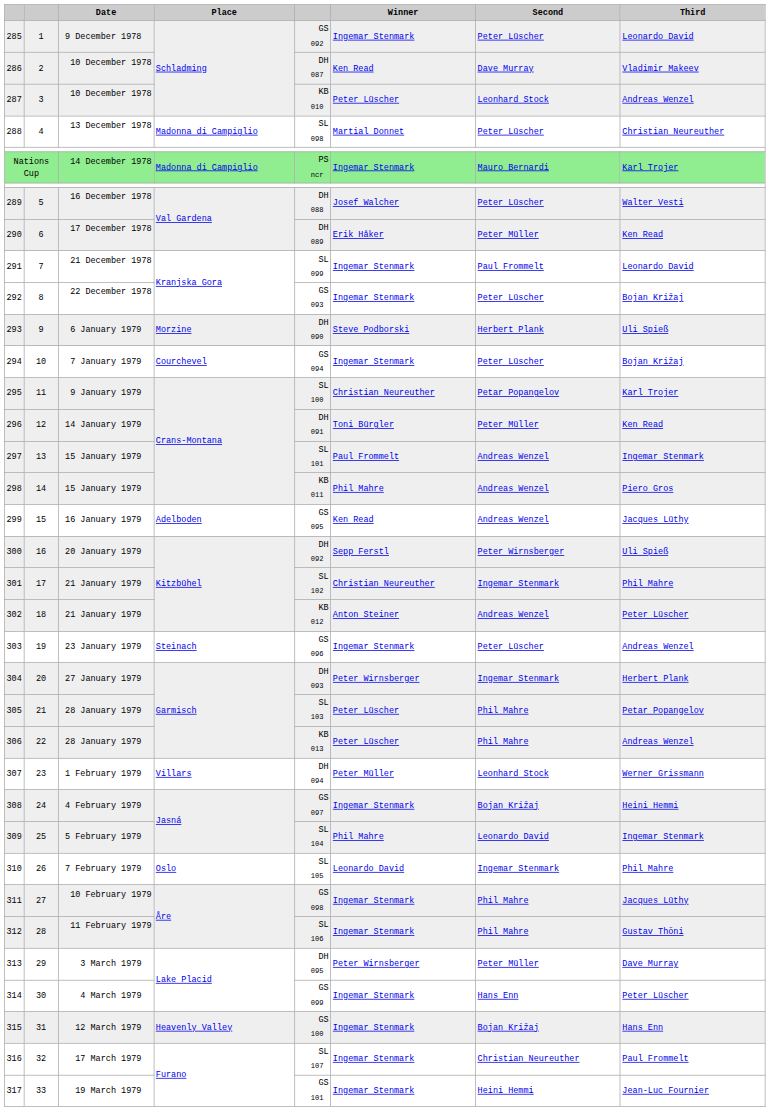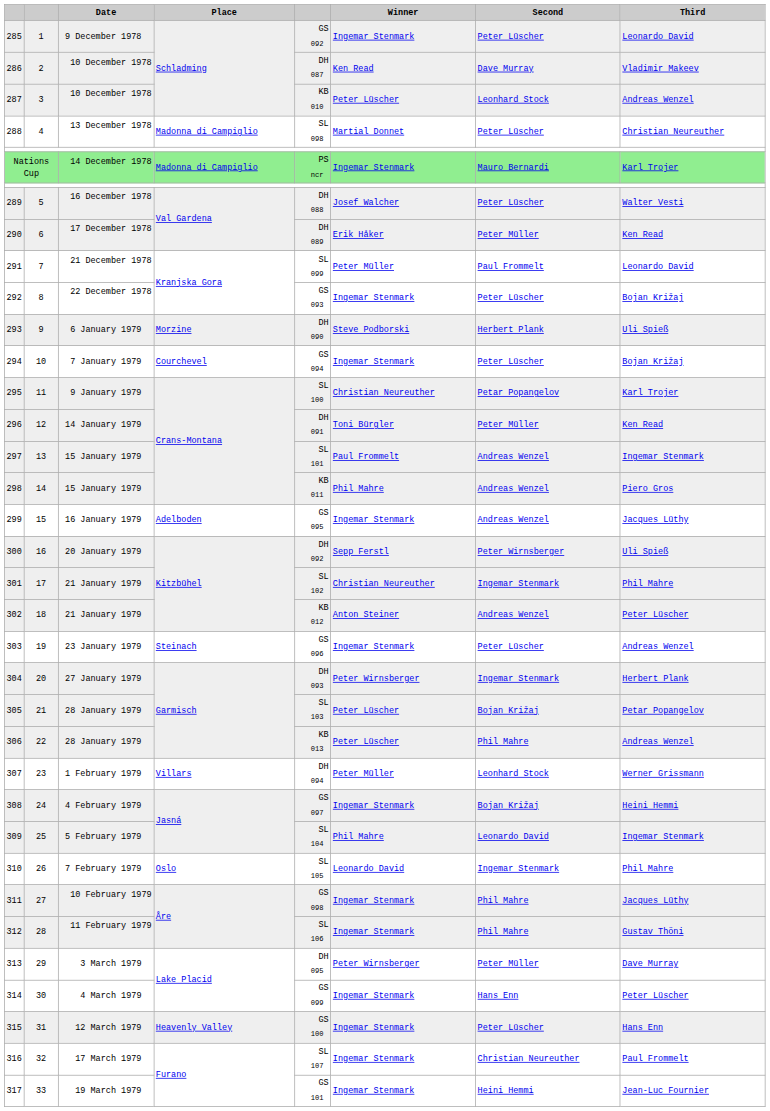(374, 267) Ingemar Stenmark -> (363, 267) Peter Müller
(353, 520) Ken Read -> (374, 520) Ingemar Stenmark
(503, 711) Phil Mahre -> (508, 711) Bojan Križaj
(508, 1028) Bojan Križaj -> (511, 1028) Peter Lüscher
